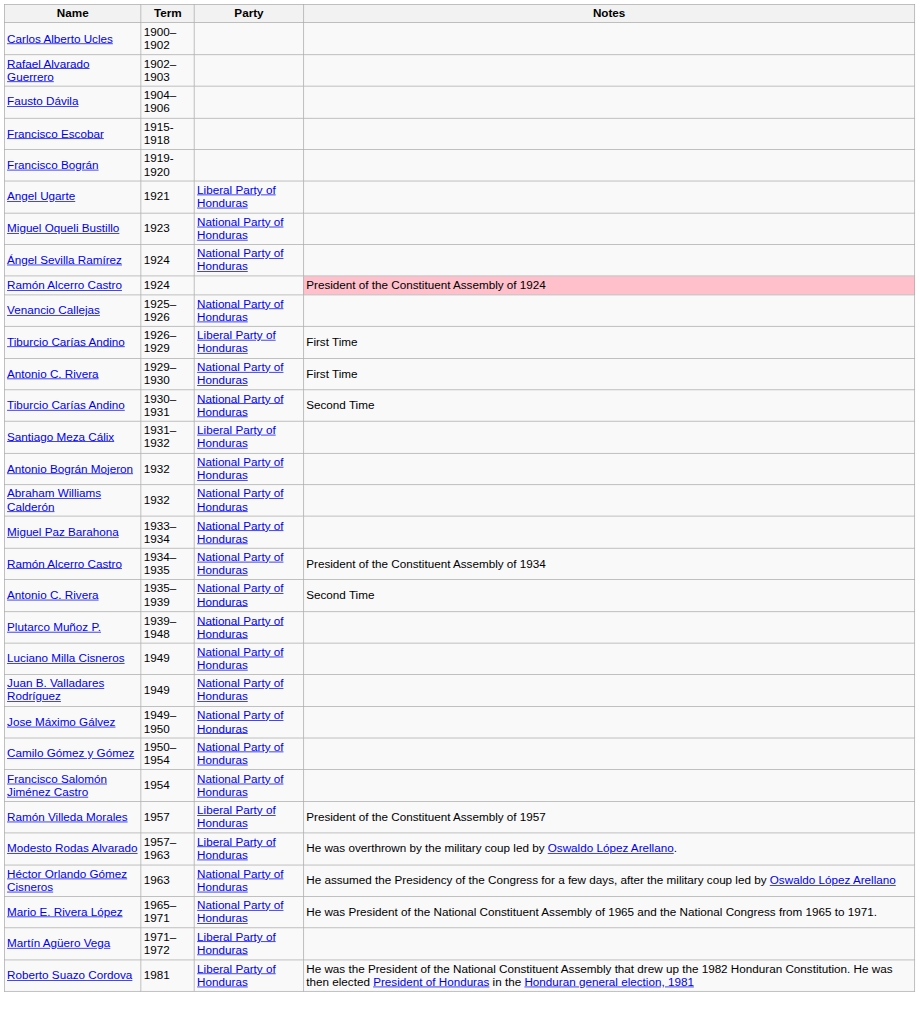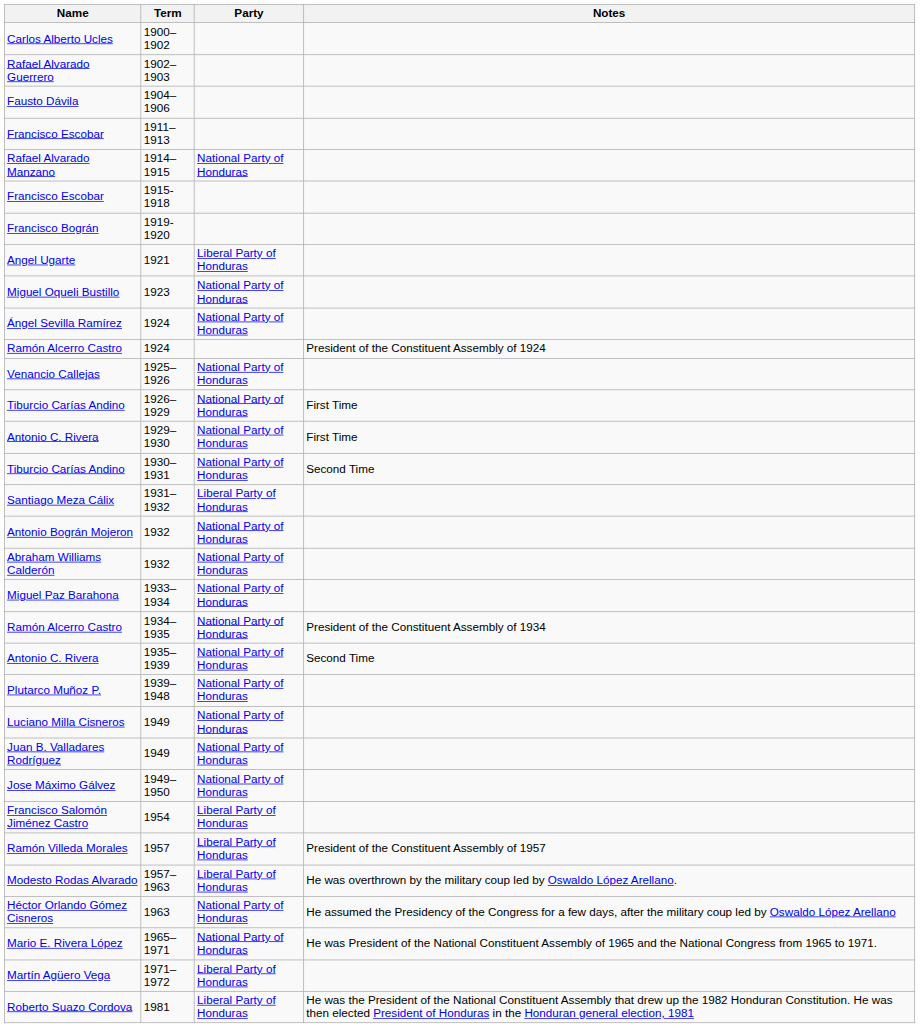+ row: (55, 133)
+ row: (48, 165)
(426, 285) pink background -> (426, 348) no background
(236, 342) Liberal Party of Honduras -> (240, 405) National Party of Honduras
- row: (71, 753)
(240, 785) National Party of Honduras -> (236, 817) Liberal Party of Honduras
